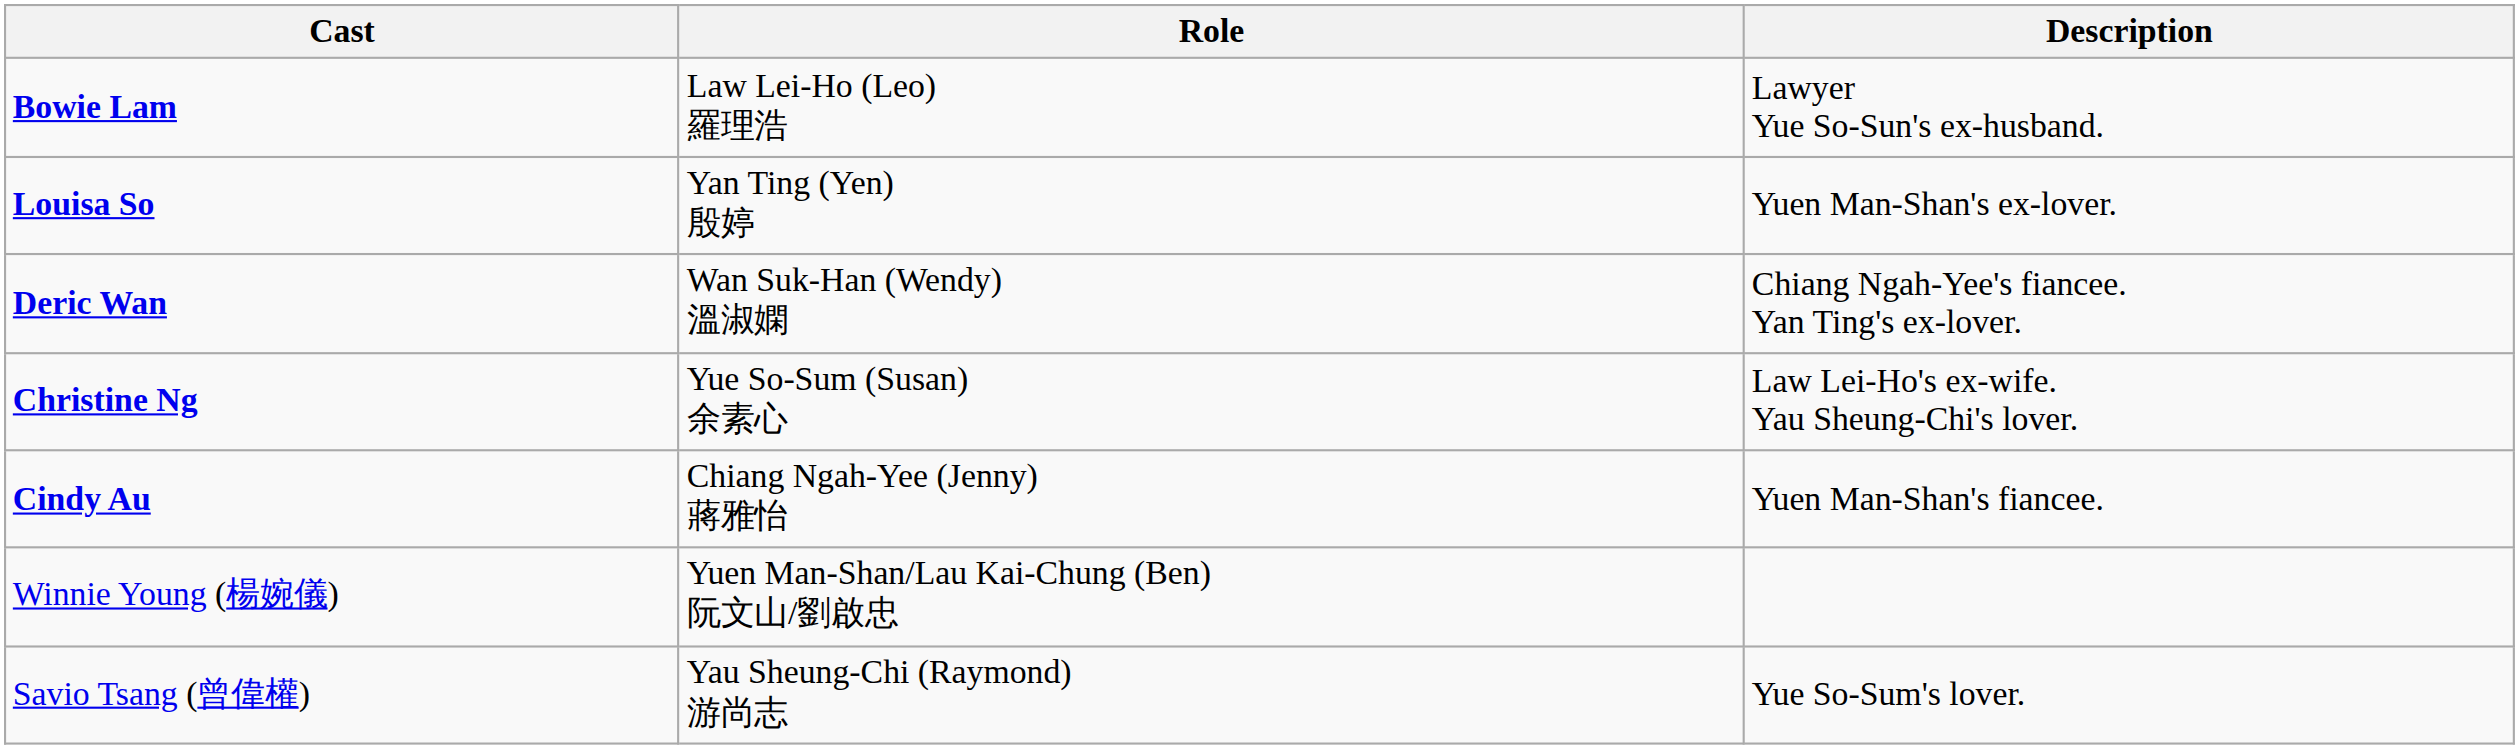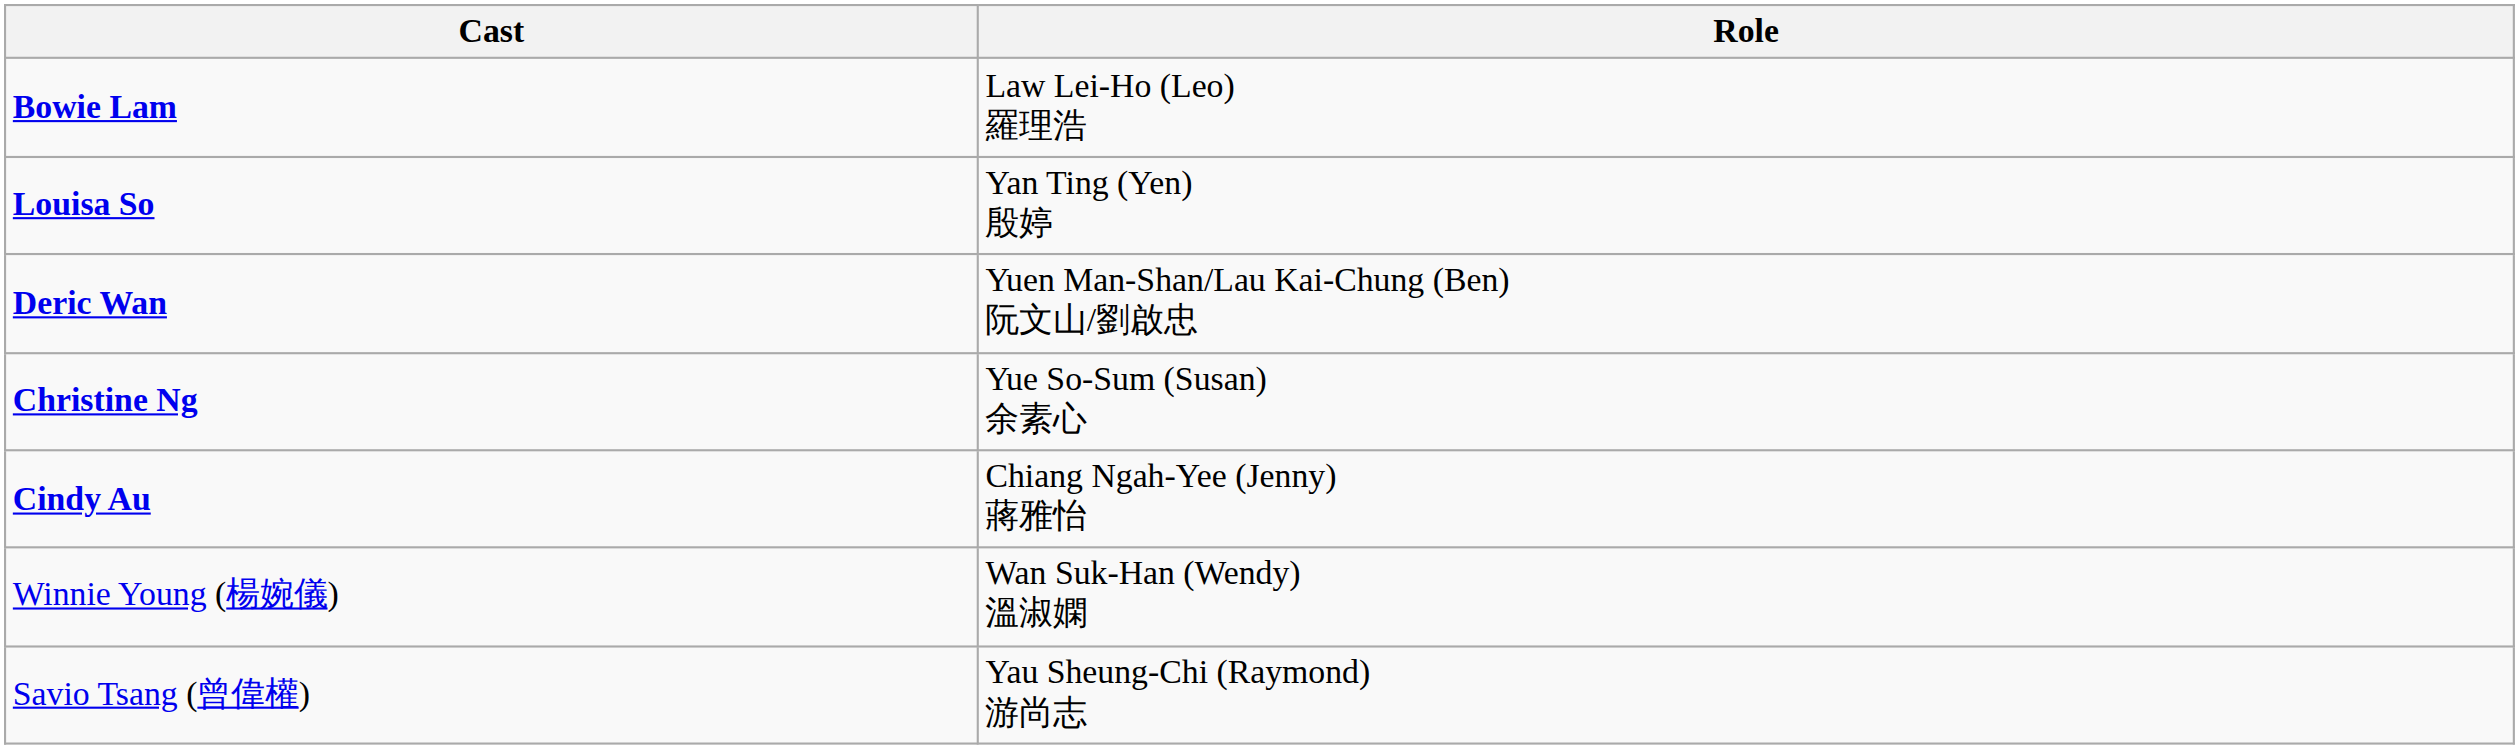- column: (2129, 31)
(844, 300) Wan Suk-Han (Wendy) 溫淑嫻 -> (1247, 300) Yuen Man-Shan/Lau Kai-Chung (Ben) 阮文山/劉啟忠
(949, 594) Yuen Man-Shan/Lau Kai-Chung (Ben) 阮文山/劉啟忠 -> (1143, 594) Wan Suk-Han (Wendy) 溫淑嫻
